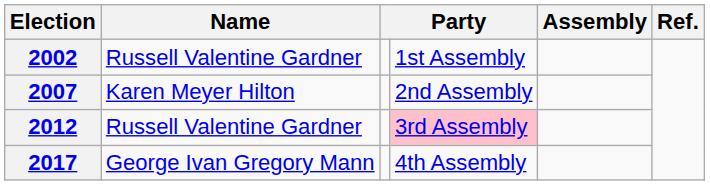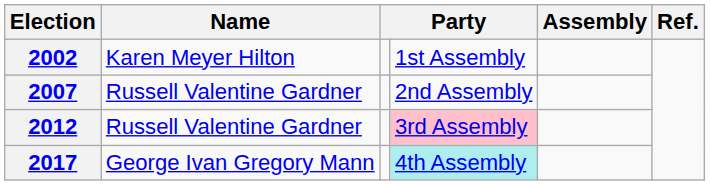(234, 57) Russell Valentine Gardner -> (200, 57) Karen Meyer Hilton
(200, 92) Karen Meyer Hilton -> (234, 92) Russell Valentine Gardner
(461, 162) no background -> (461, 162) paleturquoise background
